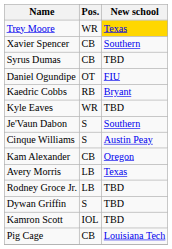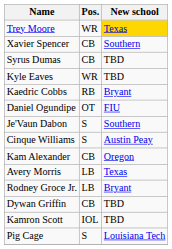rows swapped: (30, 108) <-> (41, 76)
(114, 188) TBD -> (118, 188) Bryant
(84, 204) S -> (88, 204) CB
(88, 236) CB -> (84, 236) S
